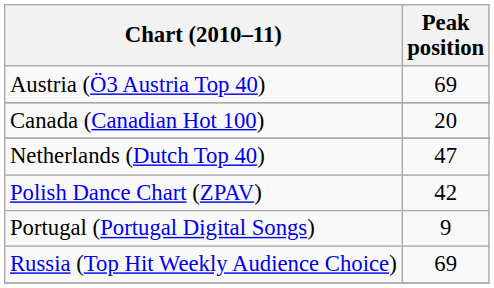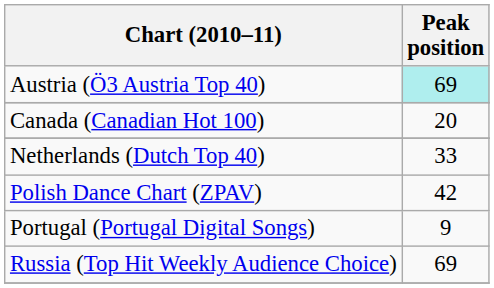(446, 84) no background -> (446, 84) paleturquoise background
(446, 156) 47 -> (446, 156) 33
